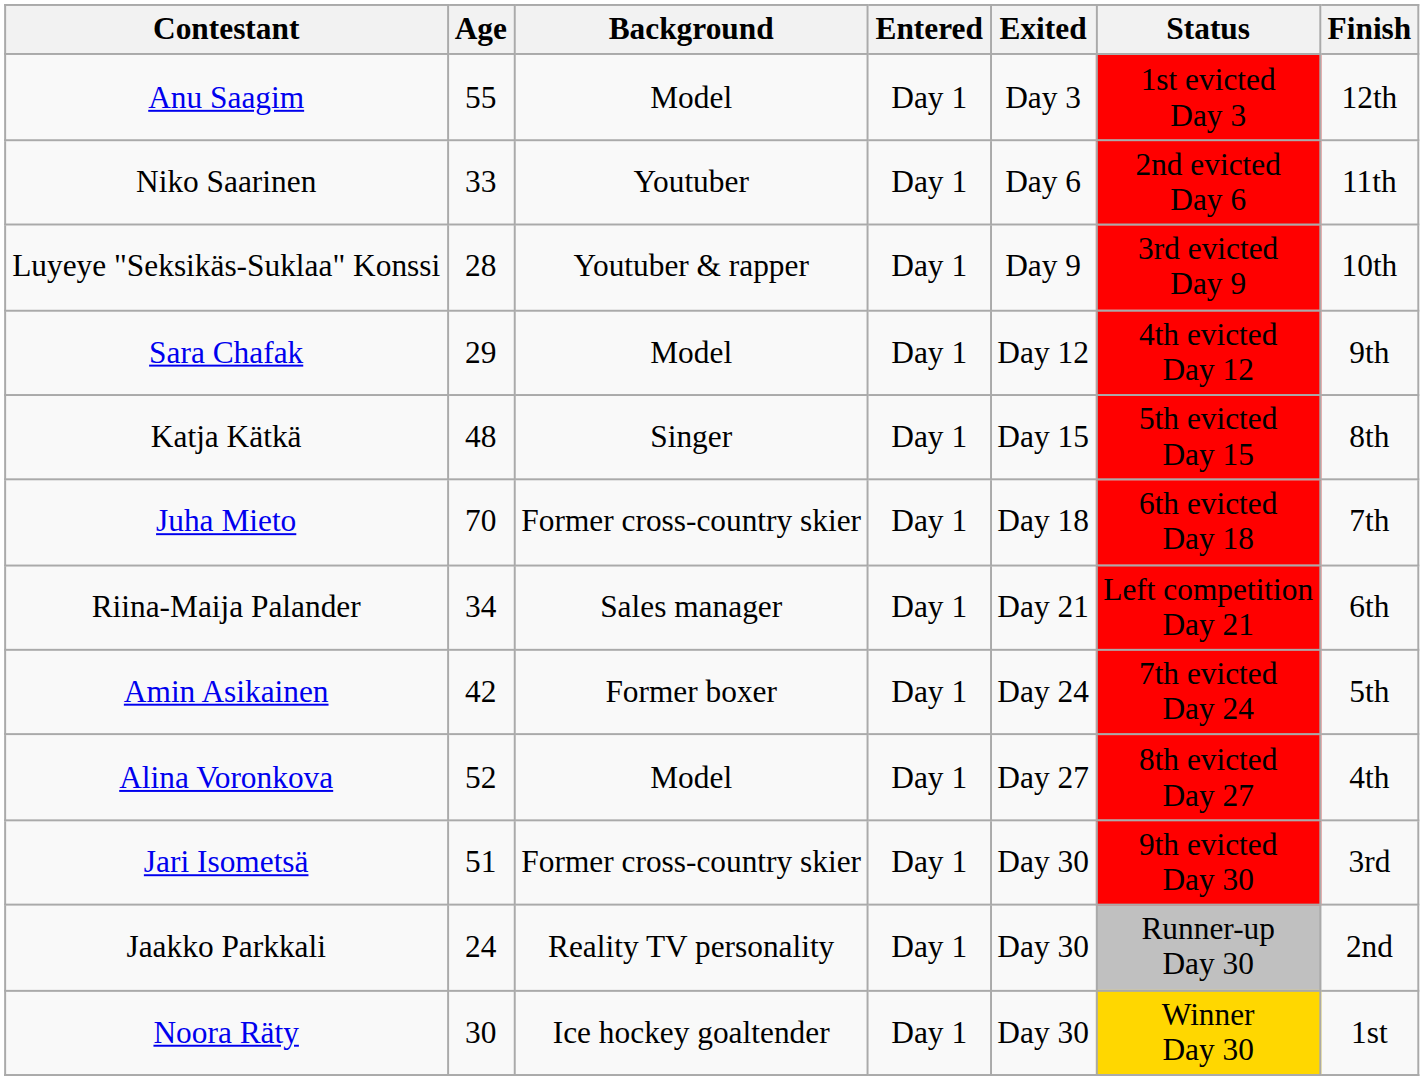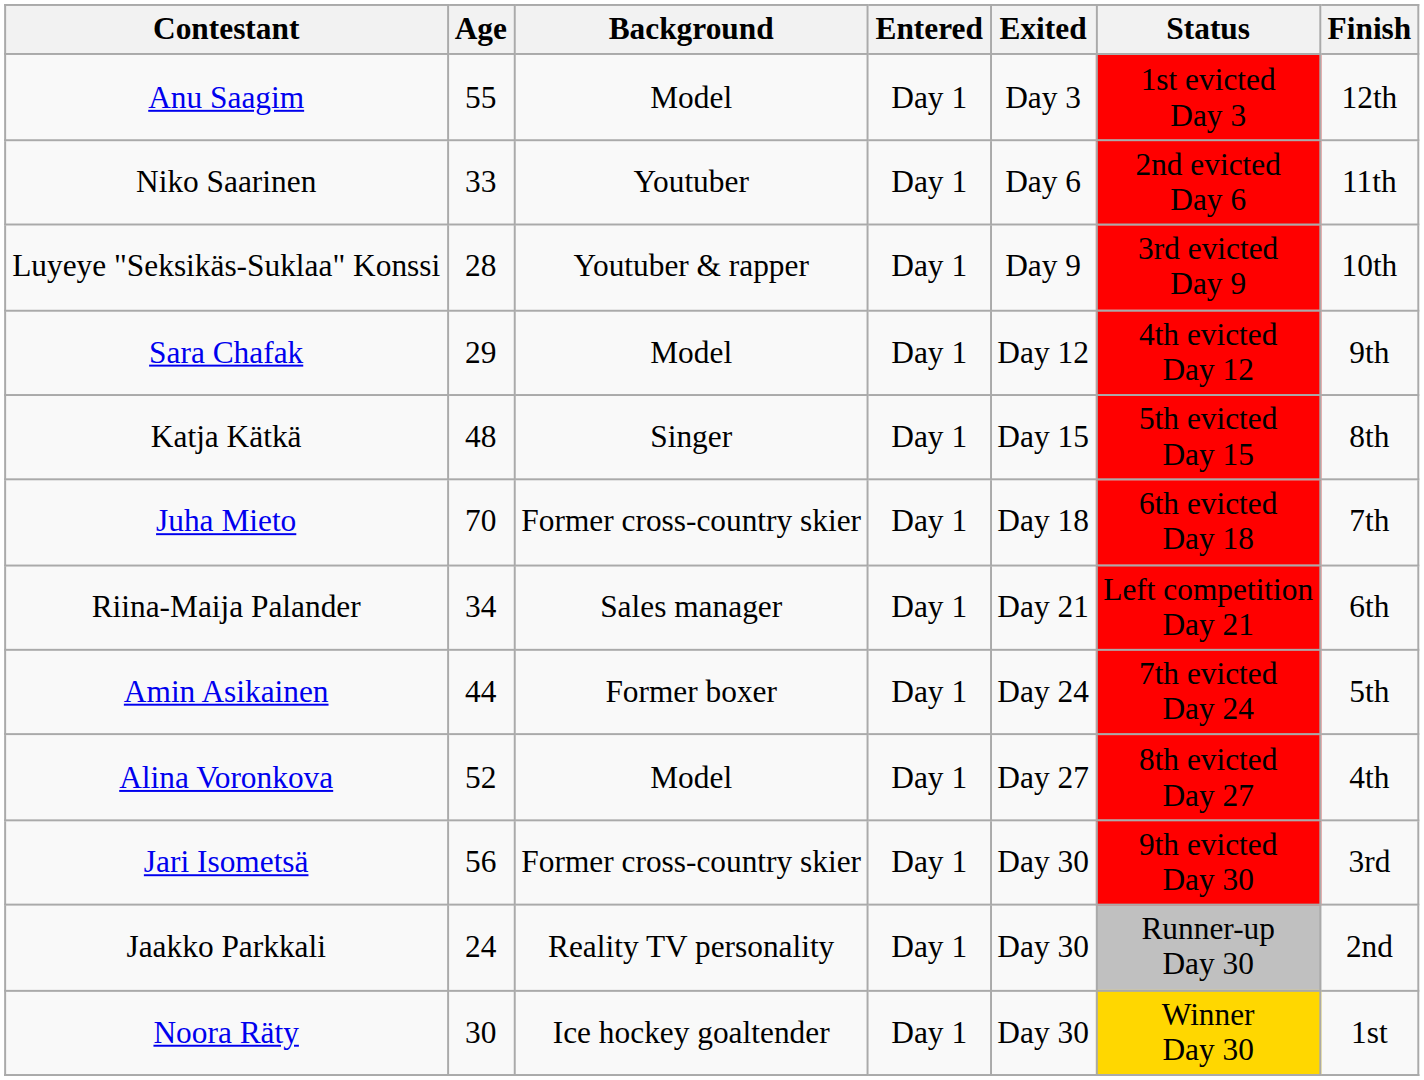(481, 691) 42 -> (481, 691) 44
(481, 861) 51 -> (481, 861) 56
